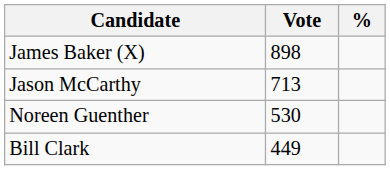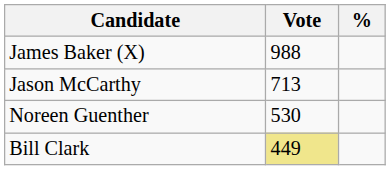(286, 52) 898 -> (286, 52) 988
(286, 148) no background -> (286, 148) khaki background
